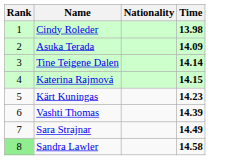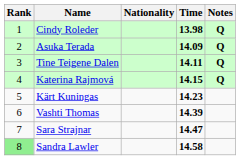+ column: (220, 12)
(191, 63) 14.14 -> (191, 63) 14.11
(191, 130) 14.49 -> (191, 130) 14.47
